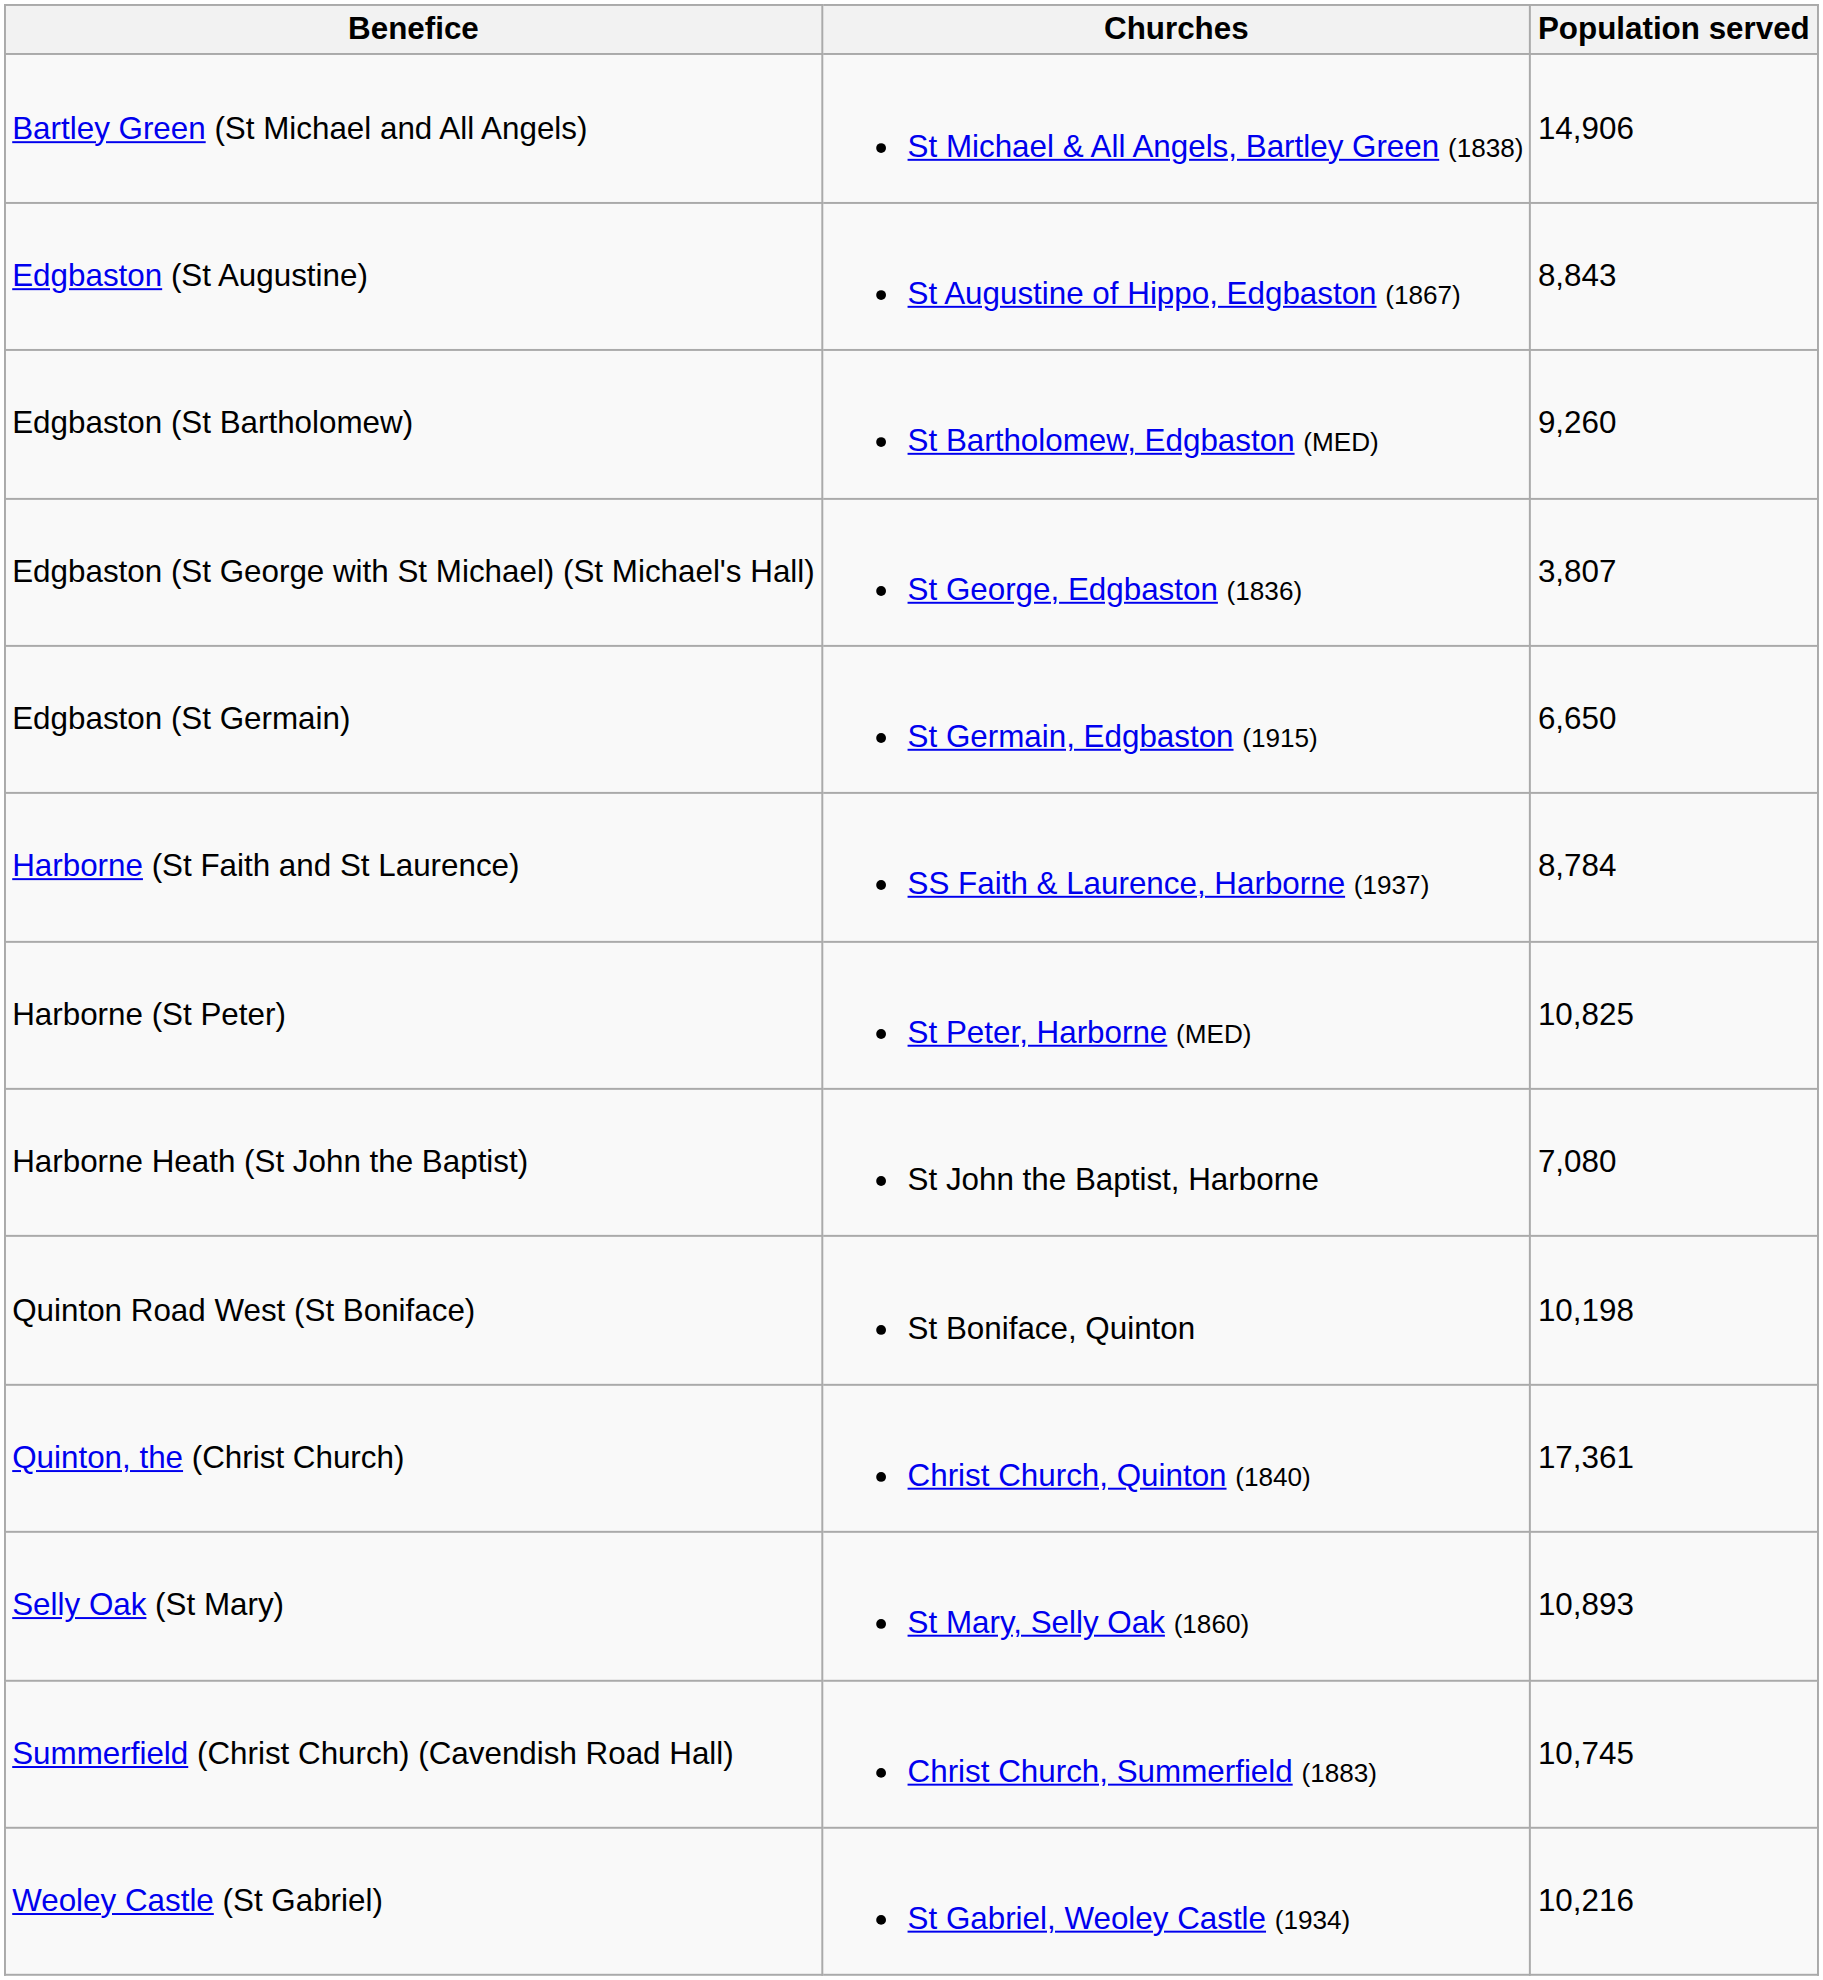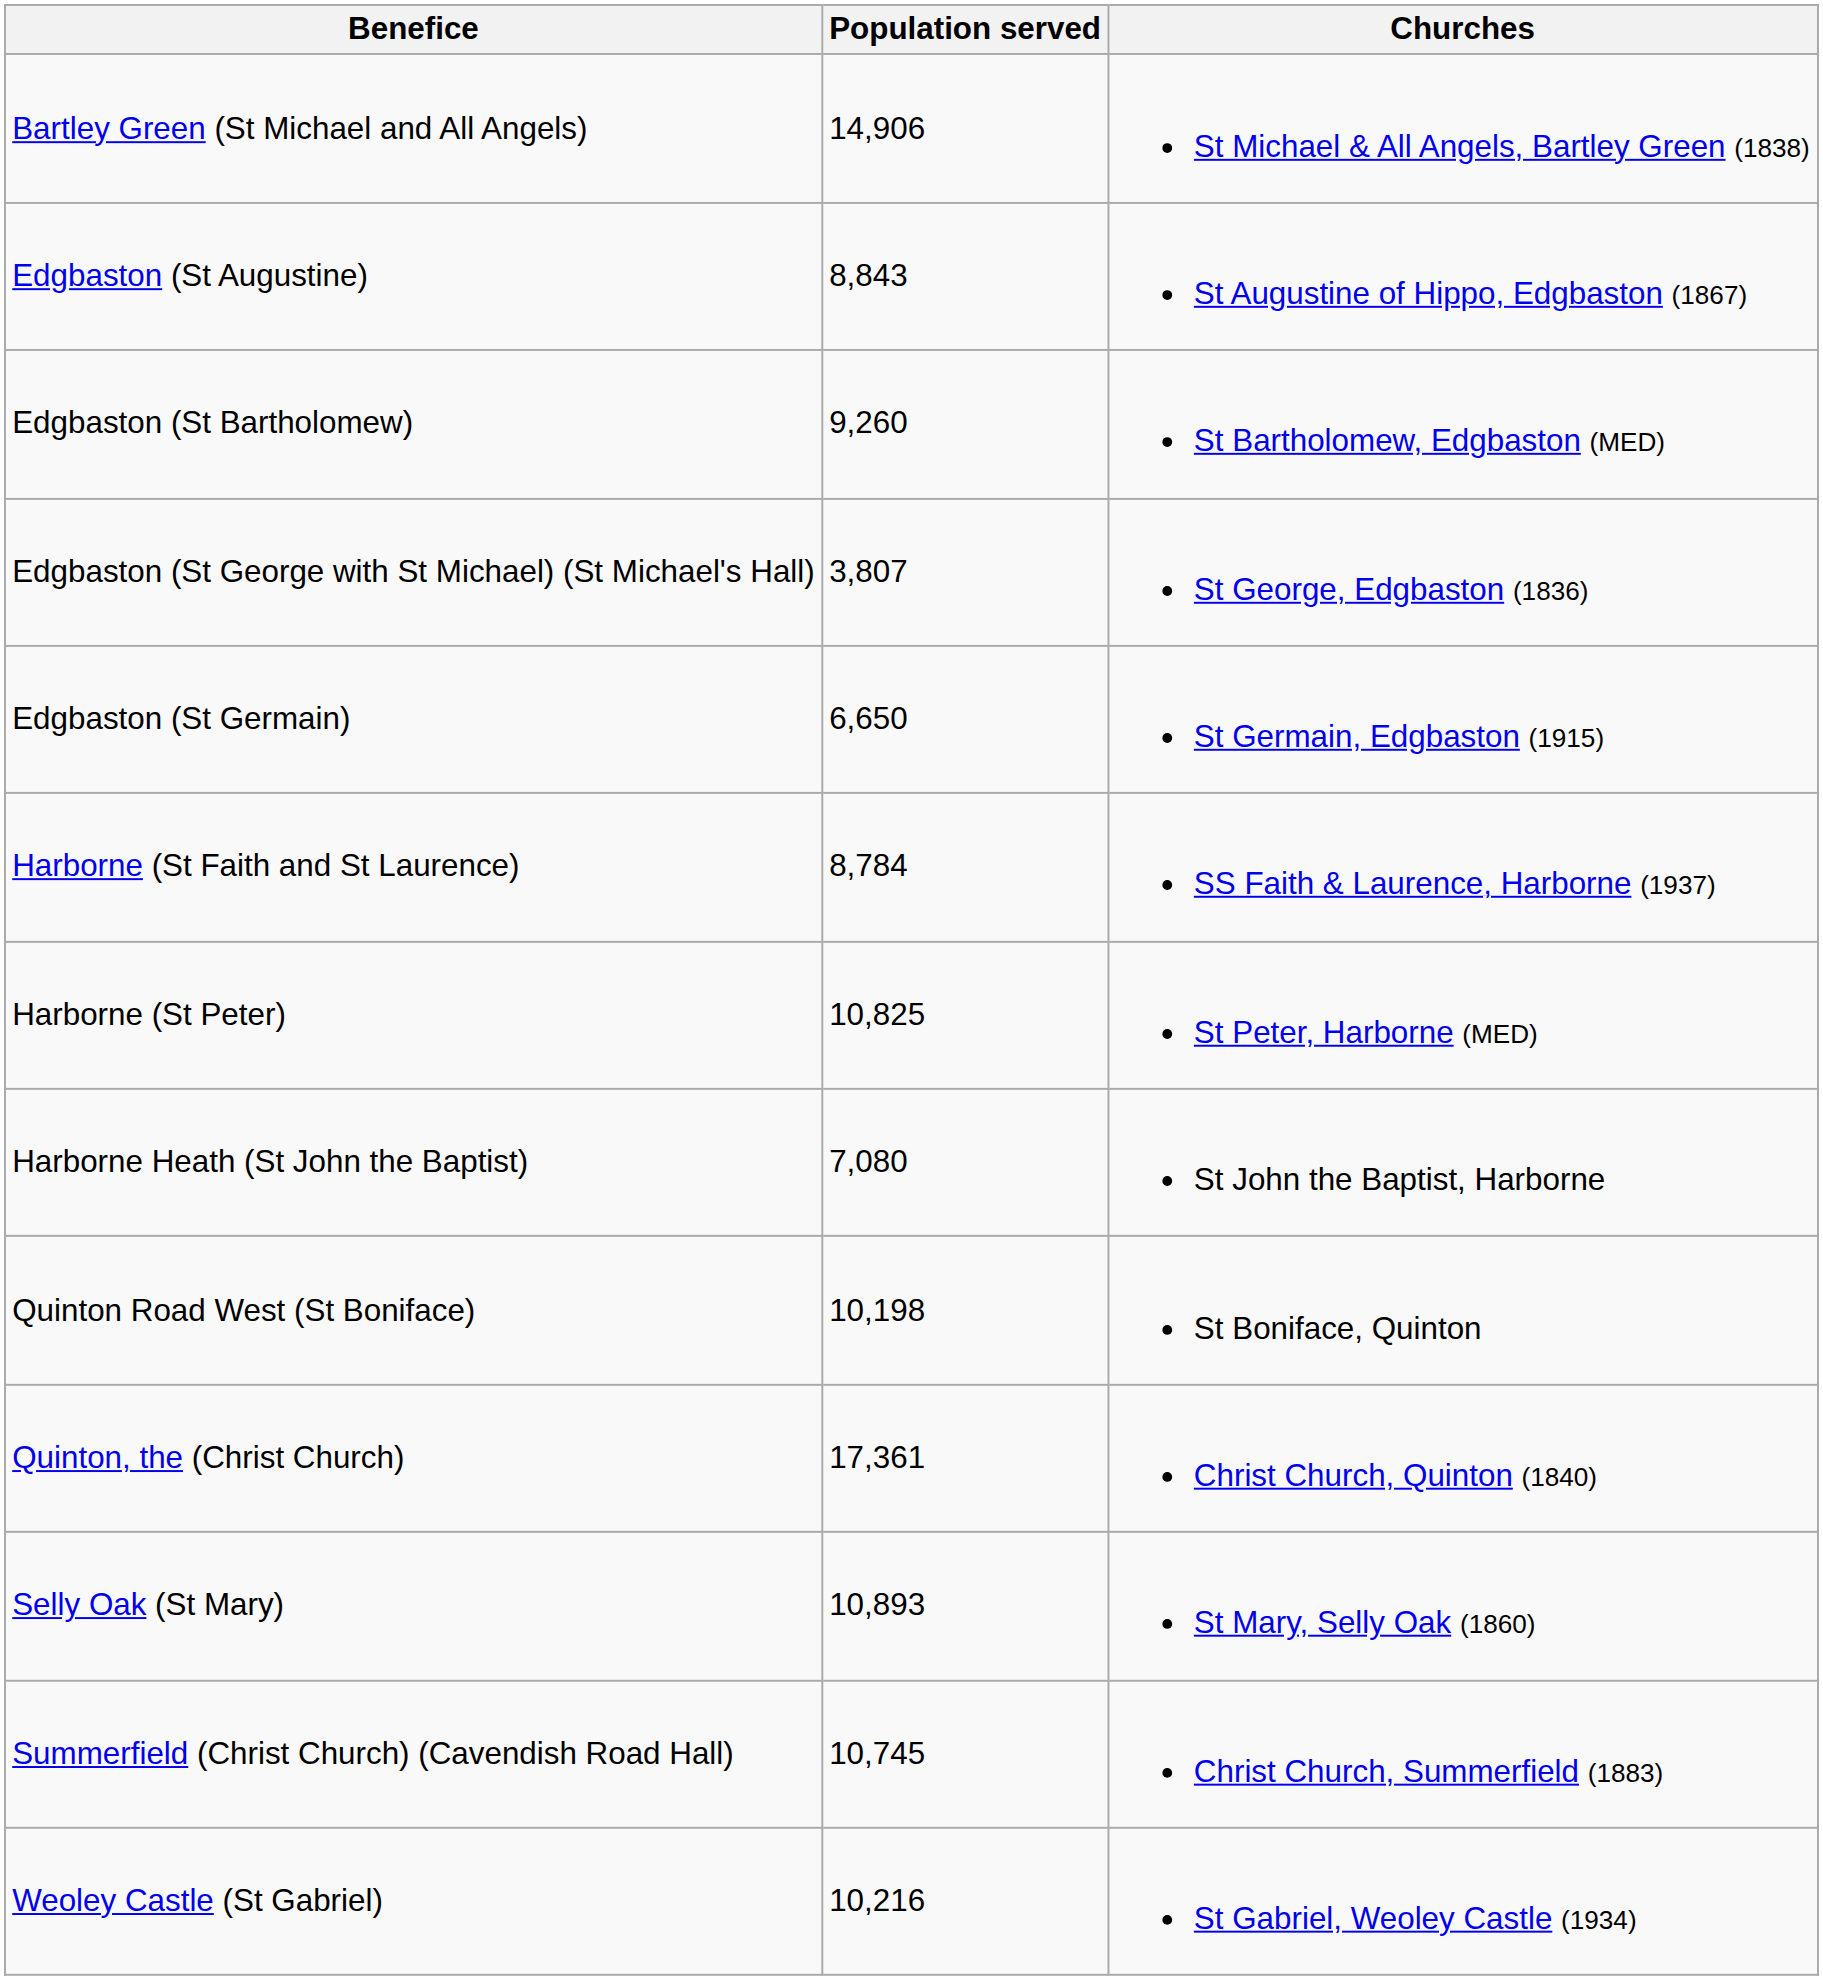columns swapped: (1176, 29) <-> (1674, 29)
